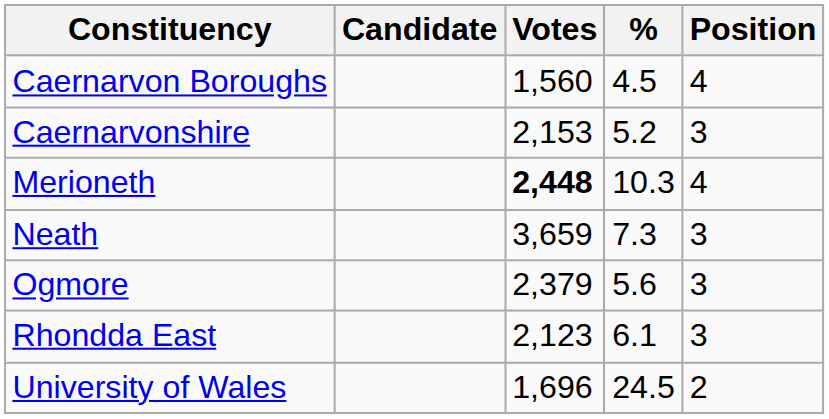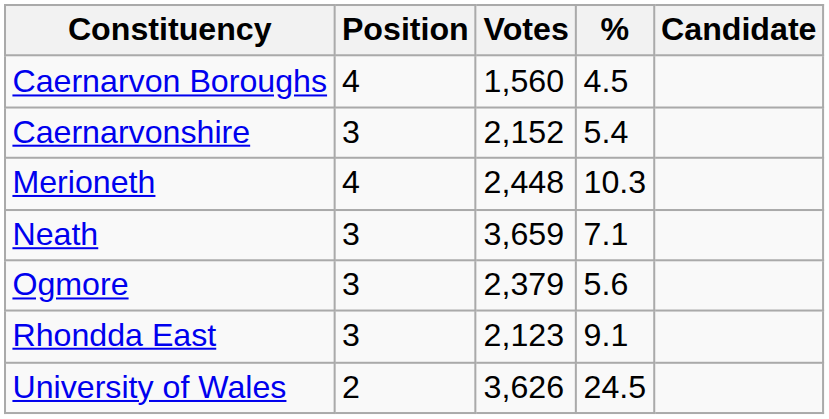columns swapped: (420, 30) <-> (753, 30)
(552, 132) 2,153 -> (524, 132) 2,152
(635, 132) 5.2 -> (606, 132) 5.4
(552, 183) bold -> (524, 183) normal
(635, 234) 7.3 -> (606, 234) 7.1
(635, 336) 6.1 -> (606, 336) 9.1
(552, 387) 1,696 -> (524, 387) 3,626
